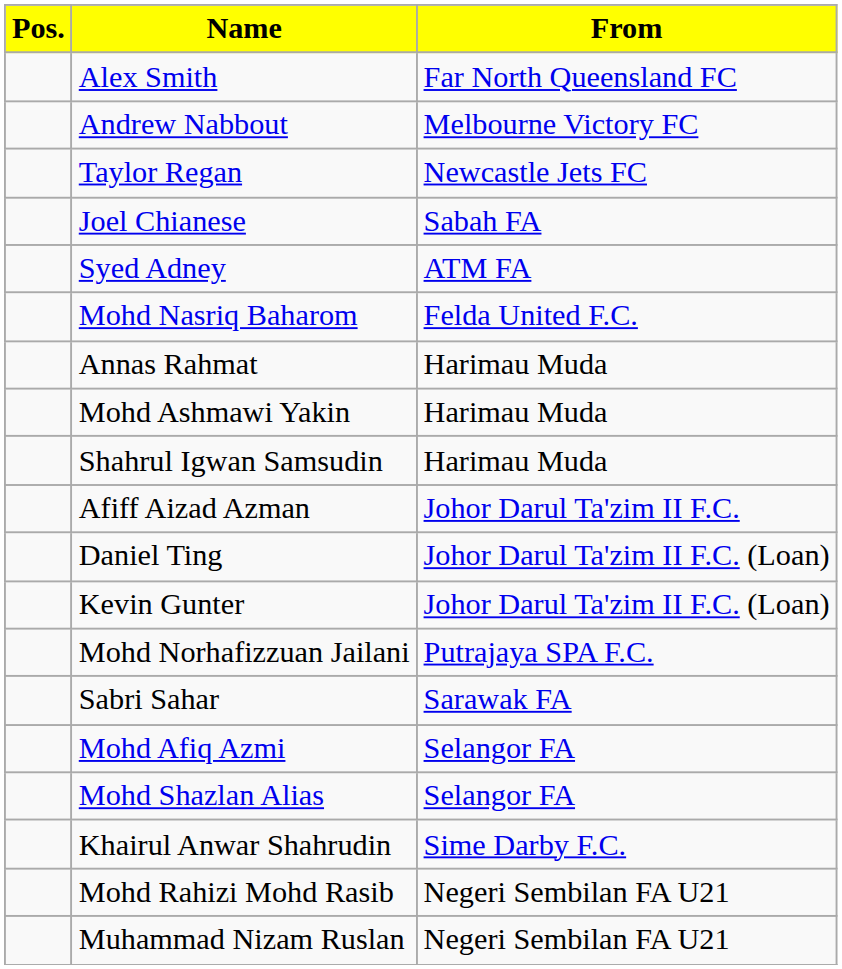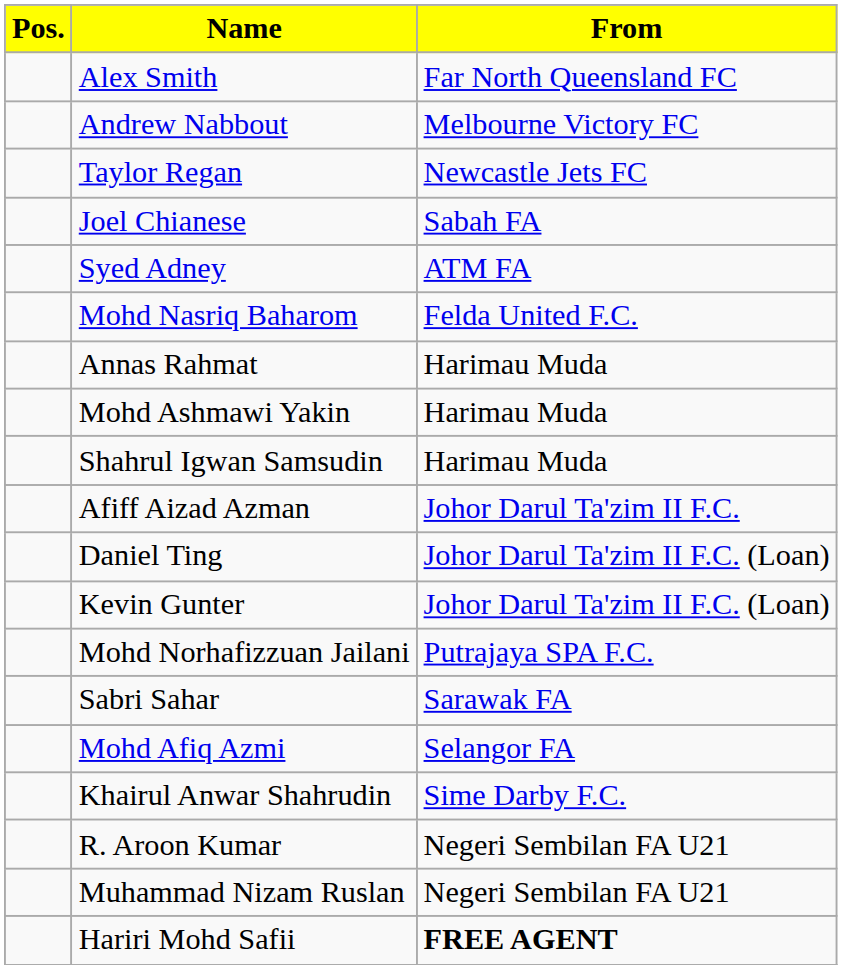- row: (201, 795)
+ row: (180, 843)
- row: (236, 891)
+ row: (187, 939)
